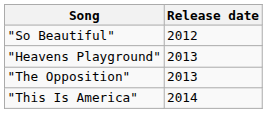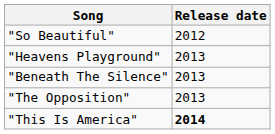+ row: (88, 77)
(182, 98) normal -> (190, 119) bold
